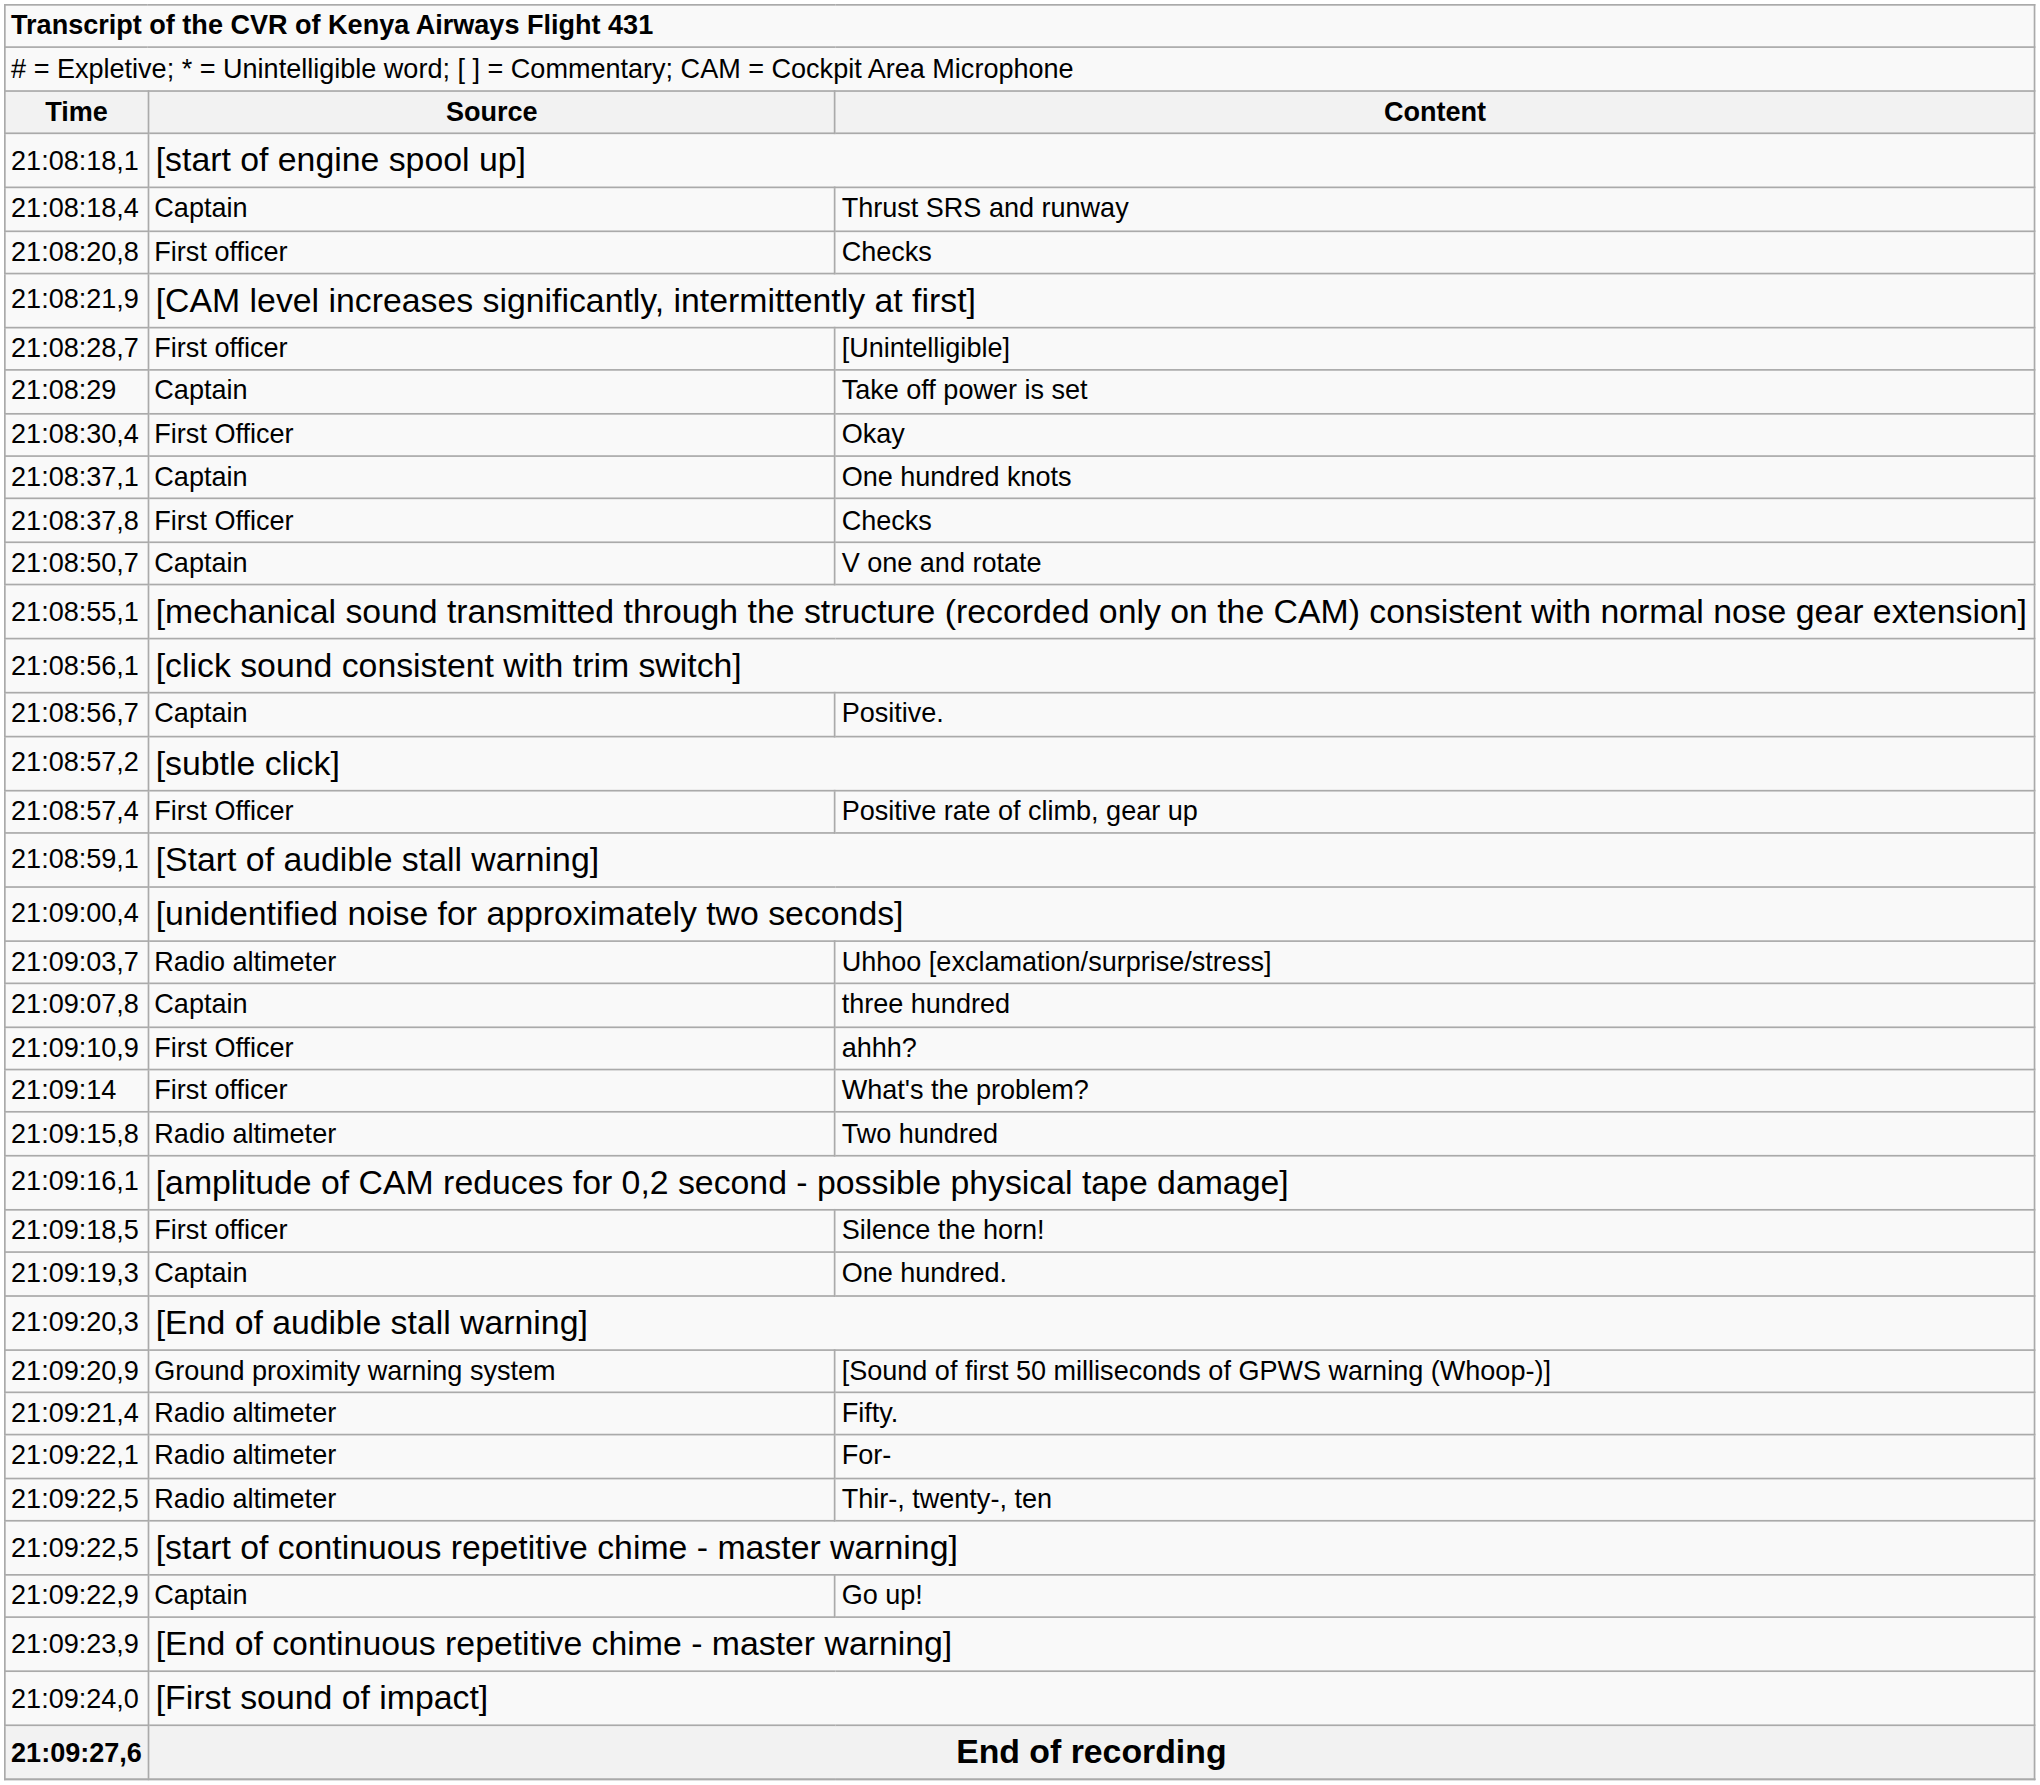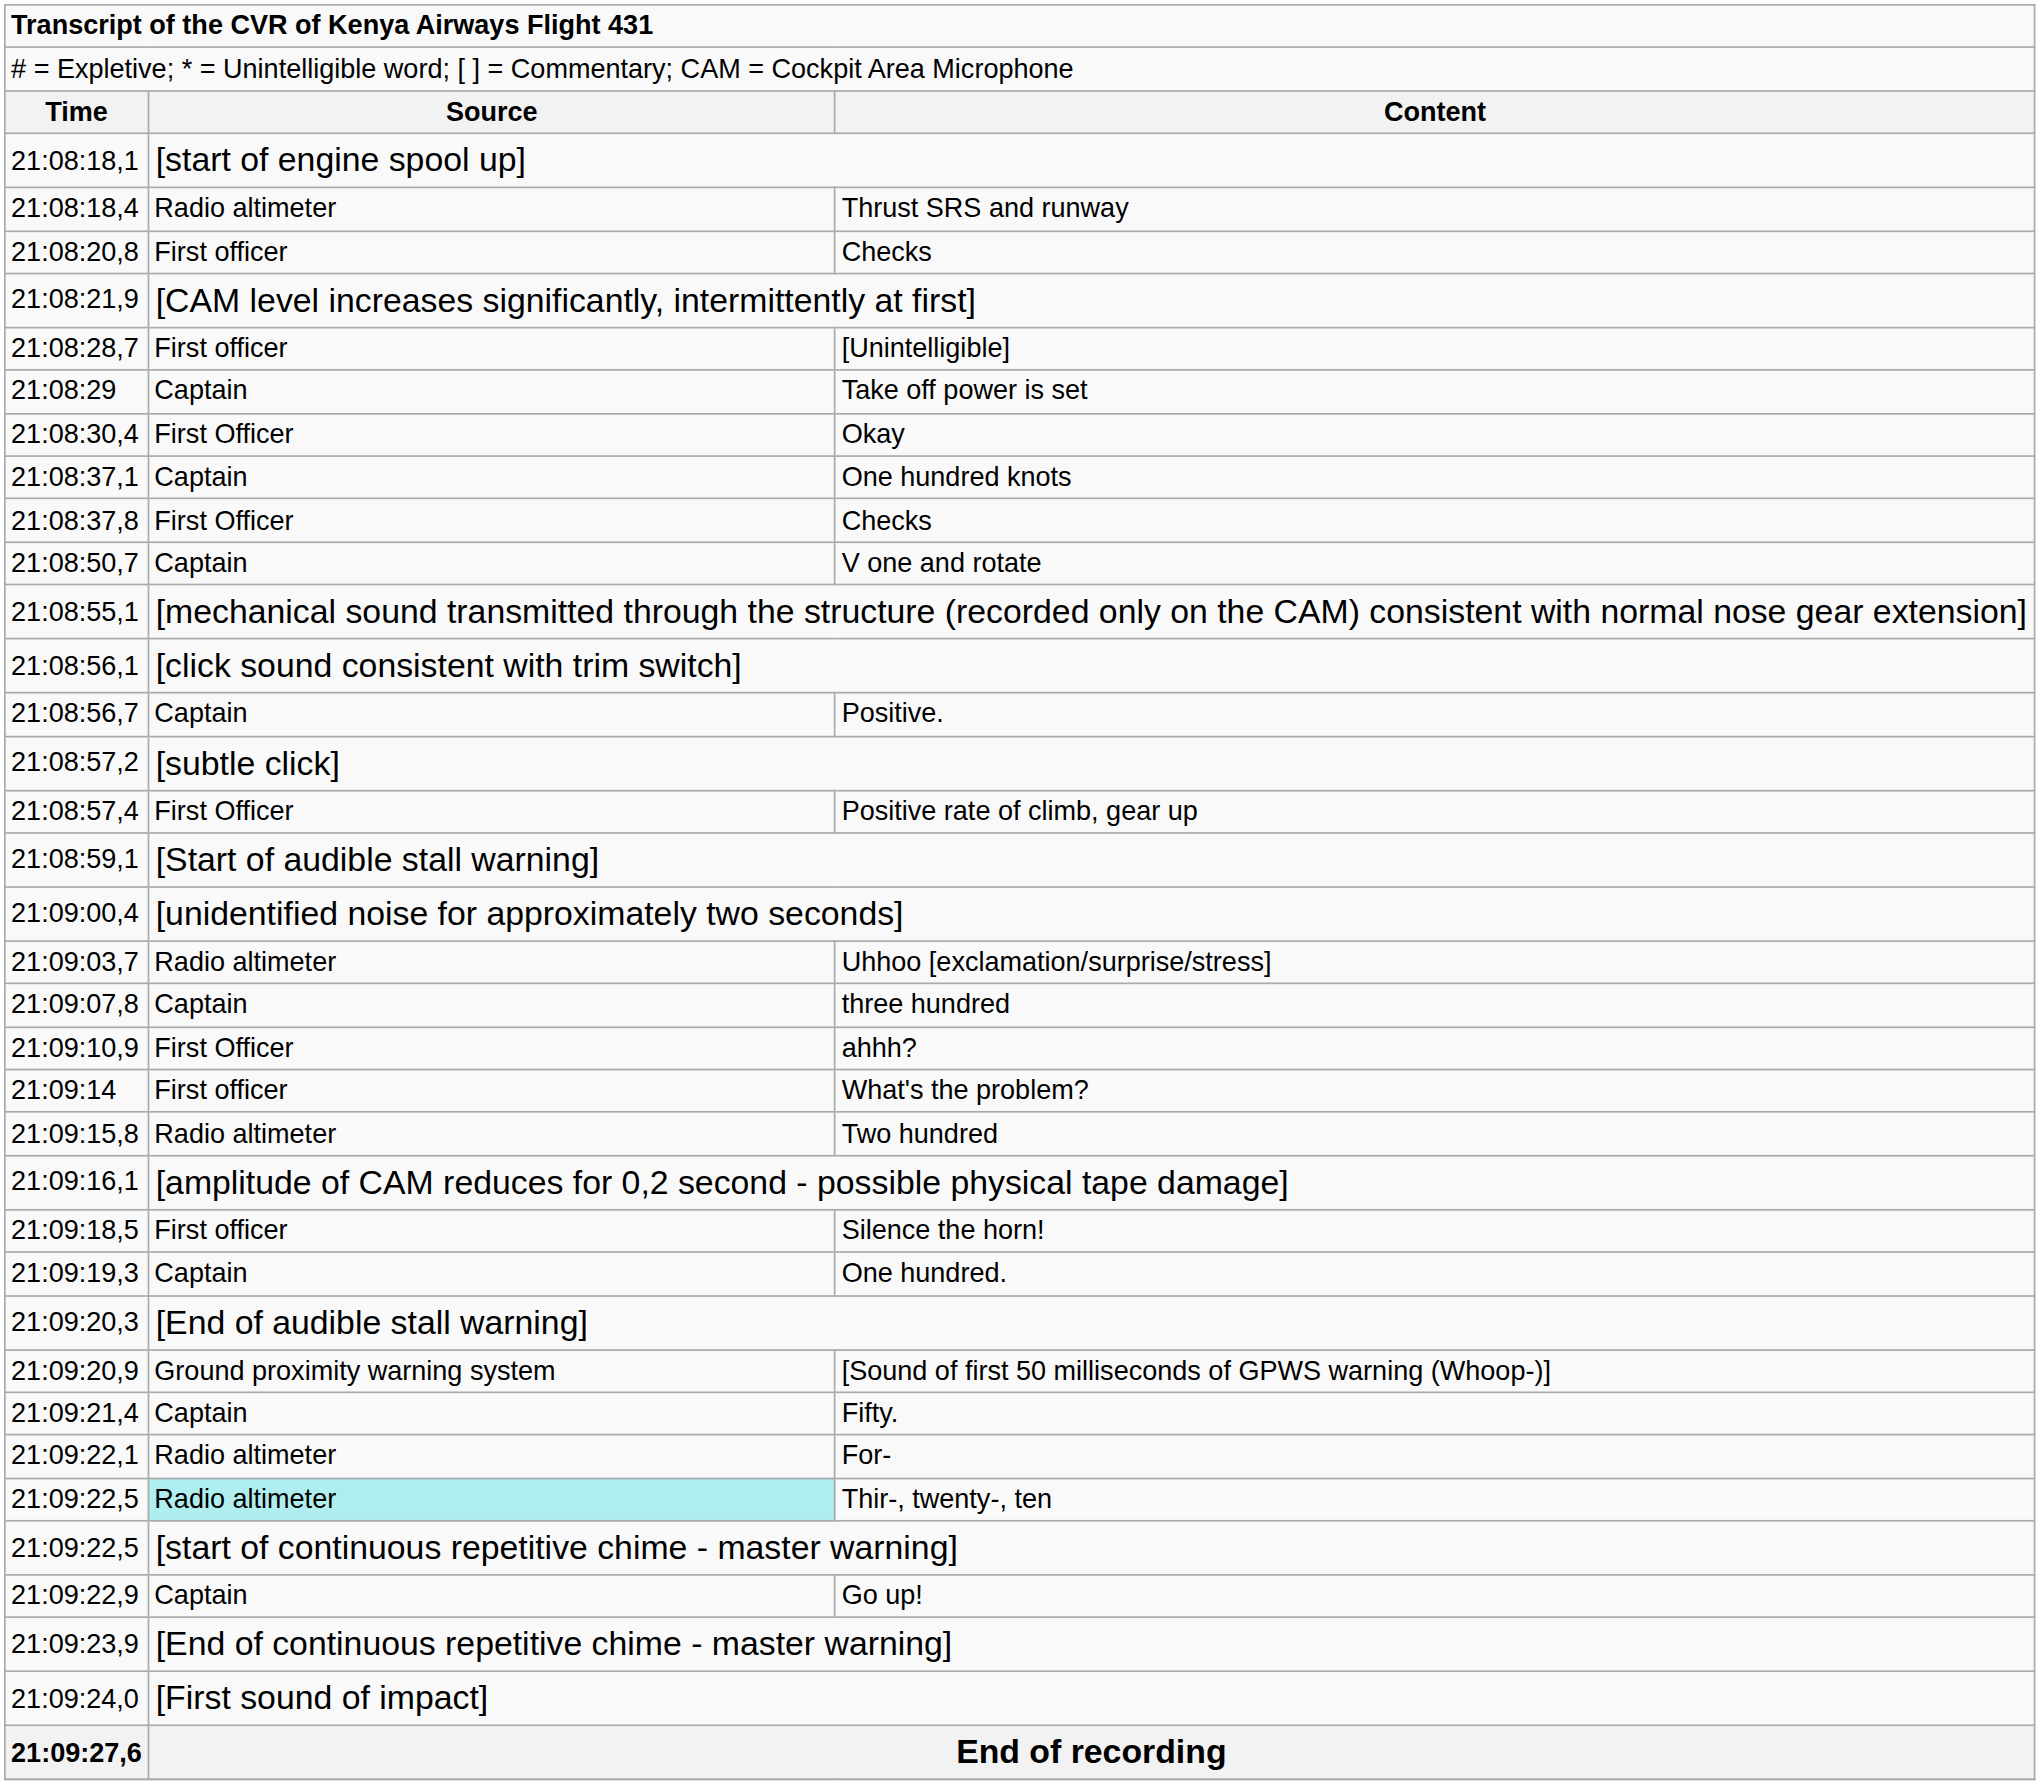(201, 208) Captain -> (245, 208) Radio altimeter
(245, 1413) Radio altimeter -> (201, 1413) Captain
(245, 1498) no background -> (245, 1498) paleturquoise background
